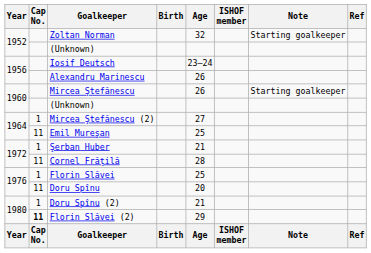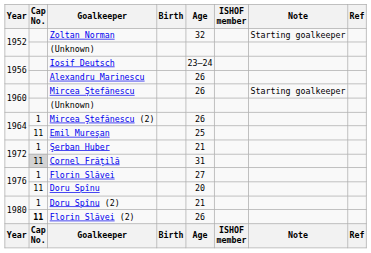(200, 119) 27 -> (200, 119) 26
(38, 161) no background -> (38, 161) lightgrey background
(200, 161) 28 -> (200, 161) 31
(200, 174) 25 -> (200, 174) 27
(200, 216) 29 -> (200, 216) 26
